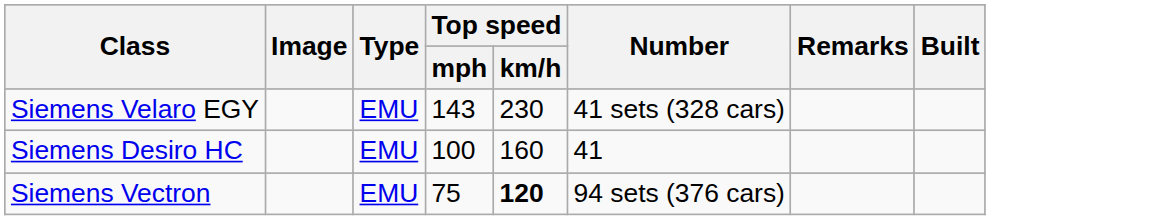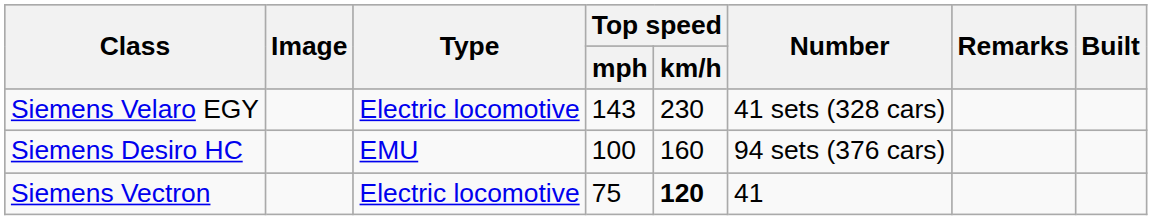(389, 109) EMU -> (470, 109) Electric locomotive
(588, 151) 41 -> (840, 151) 94 sets (376 cars)
(389, 192) EMU -> (470, 192) Electric locomotive
(679, 192) 94 sets (376 cars) -> (749, 192) 41
